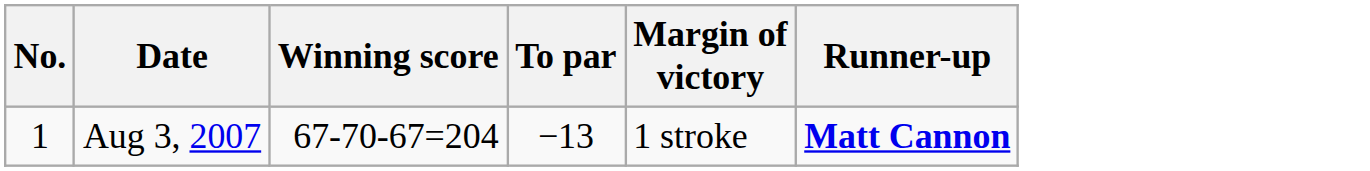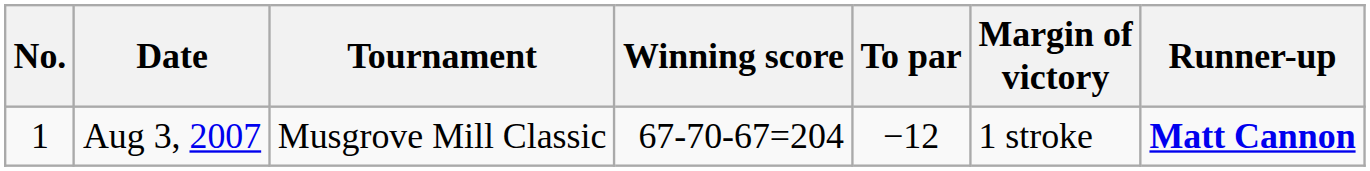+ column: (442, 55)
(566, 135) −13 -> (911, 135) −12
